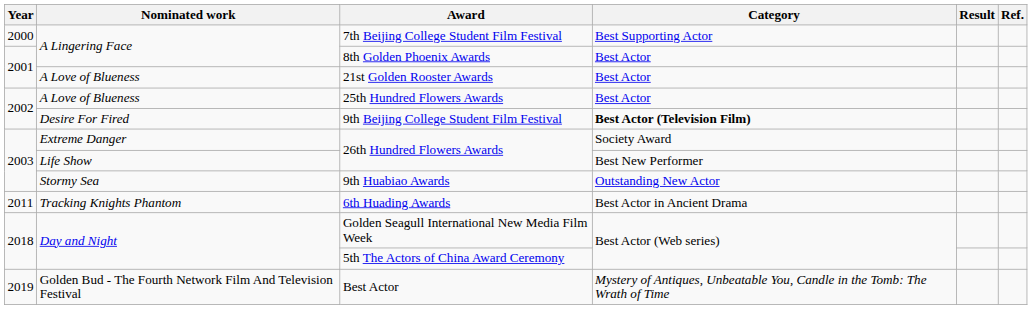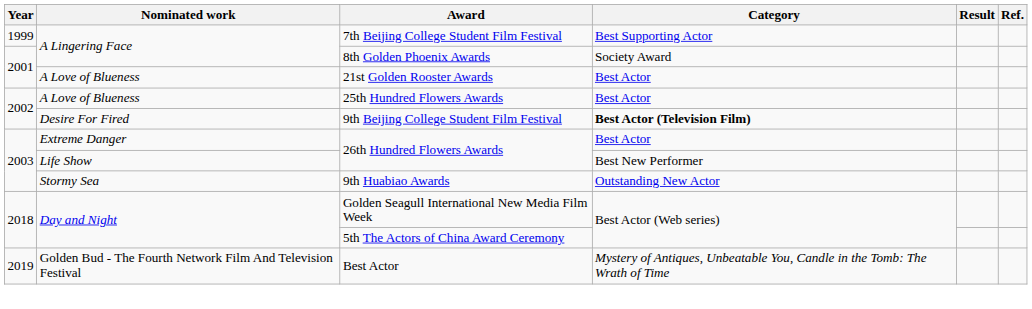(21, 35) 2000 -> (21, 35) 1999
(623, 56) Best Actor -> (633, 56) Society Award
(633, 139) Society Award -> (623, 139) Best Actor
- row: (110, 202)
